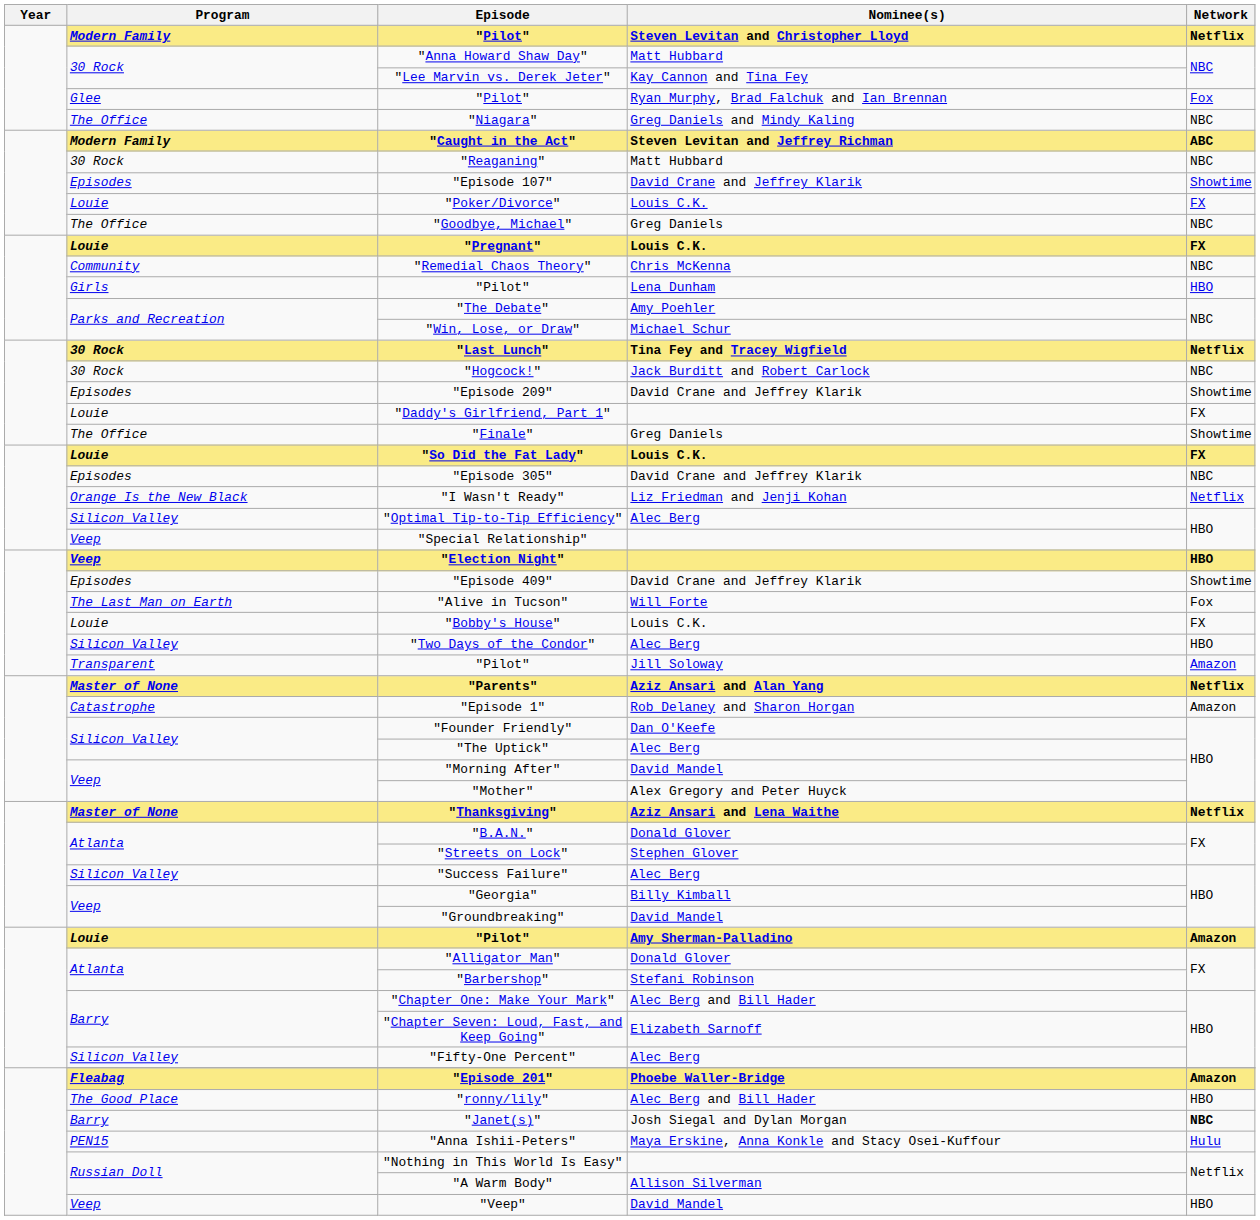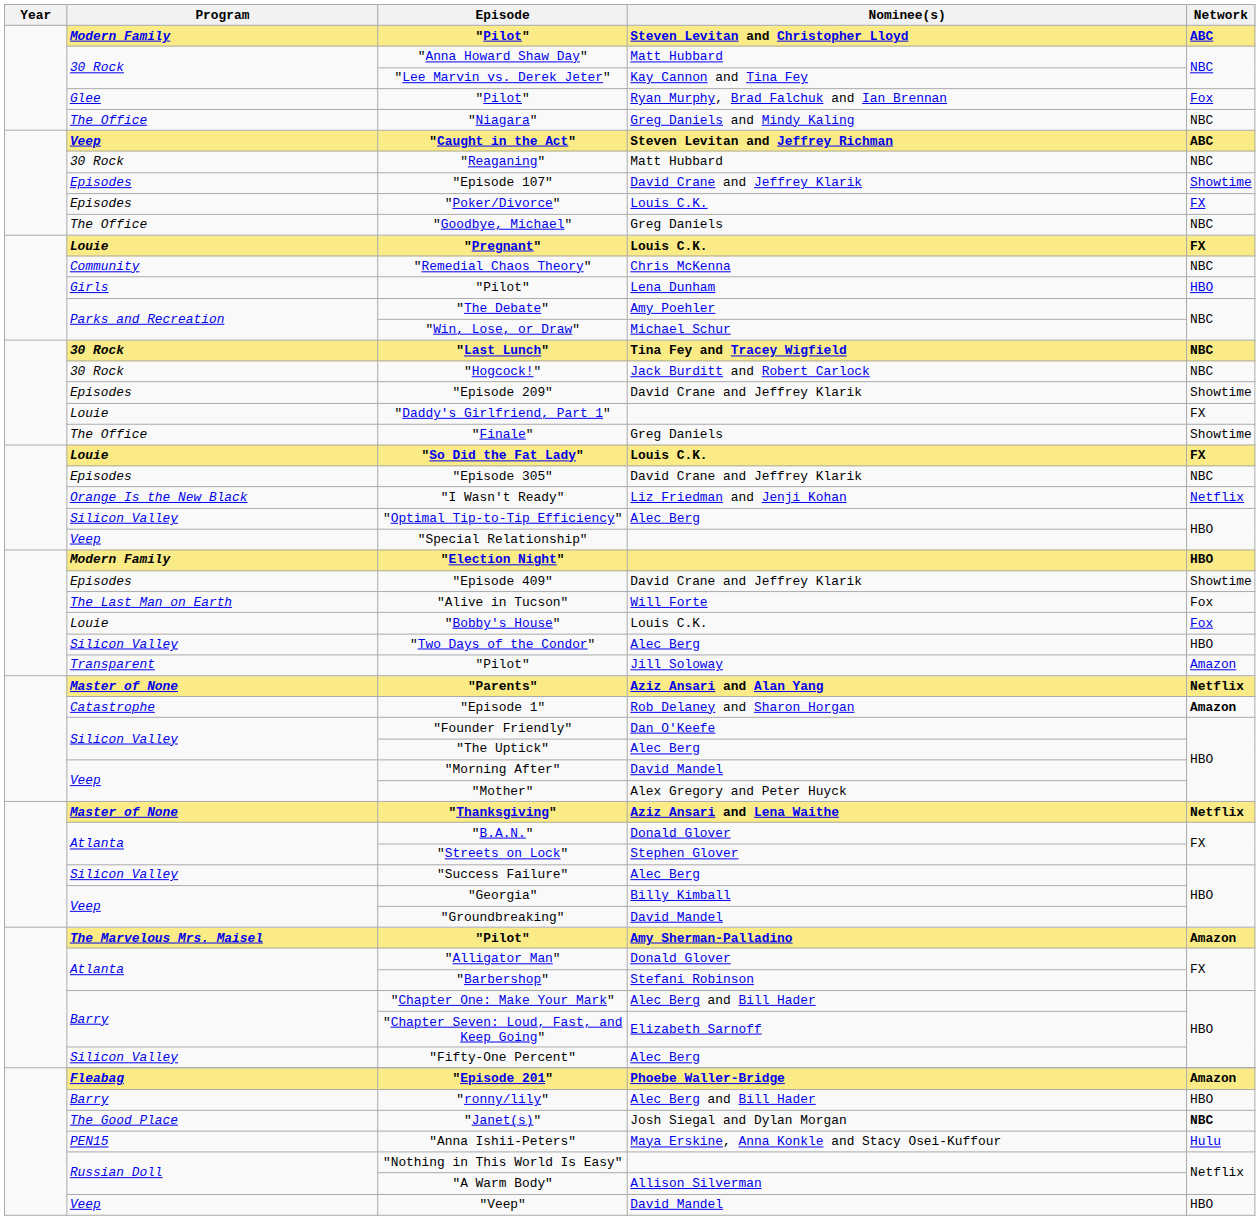(1217, 36) Netflix -> (1202, 36) ABC
(120, 141) Modern Family -> (85, 141) Veep
(89, 204) Louie -> (101, 204) Episodes
(1217, 351) Netflix -> (1202, 351) NBC
(85, 560) Veep -> (120, 560) Modern Family
(1198, 623) FX -> (1202, 623) Fox
(1213, 707) normal -> (1213, 707) bold
(89, 938) Louie -> (166, 938) The Marvelous Mrs. Maisel
(124, 1100) The Good Place -> (89, 1100) Barry
(89, 1121) Barry -> (124, 1121) The Good Place
